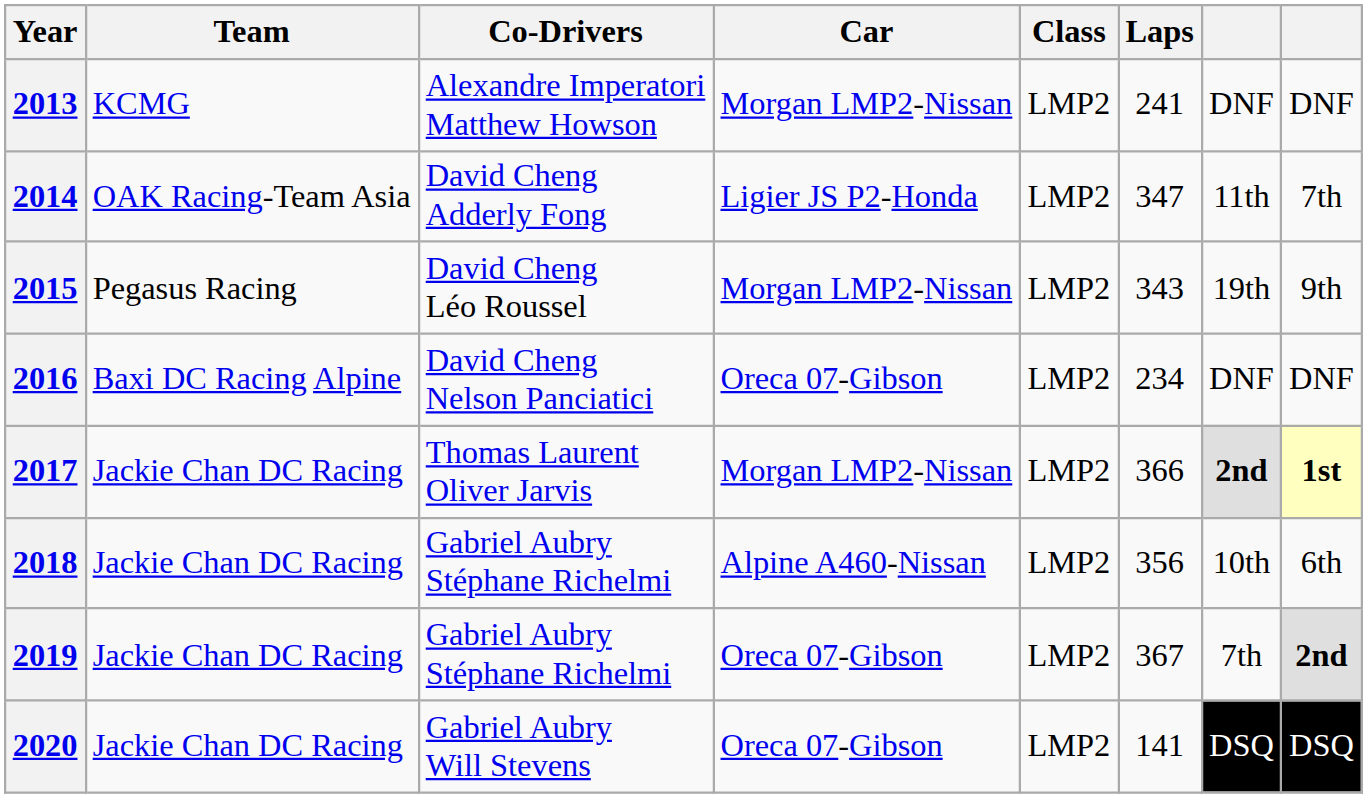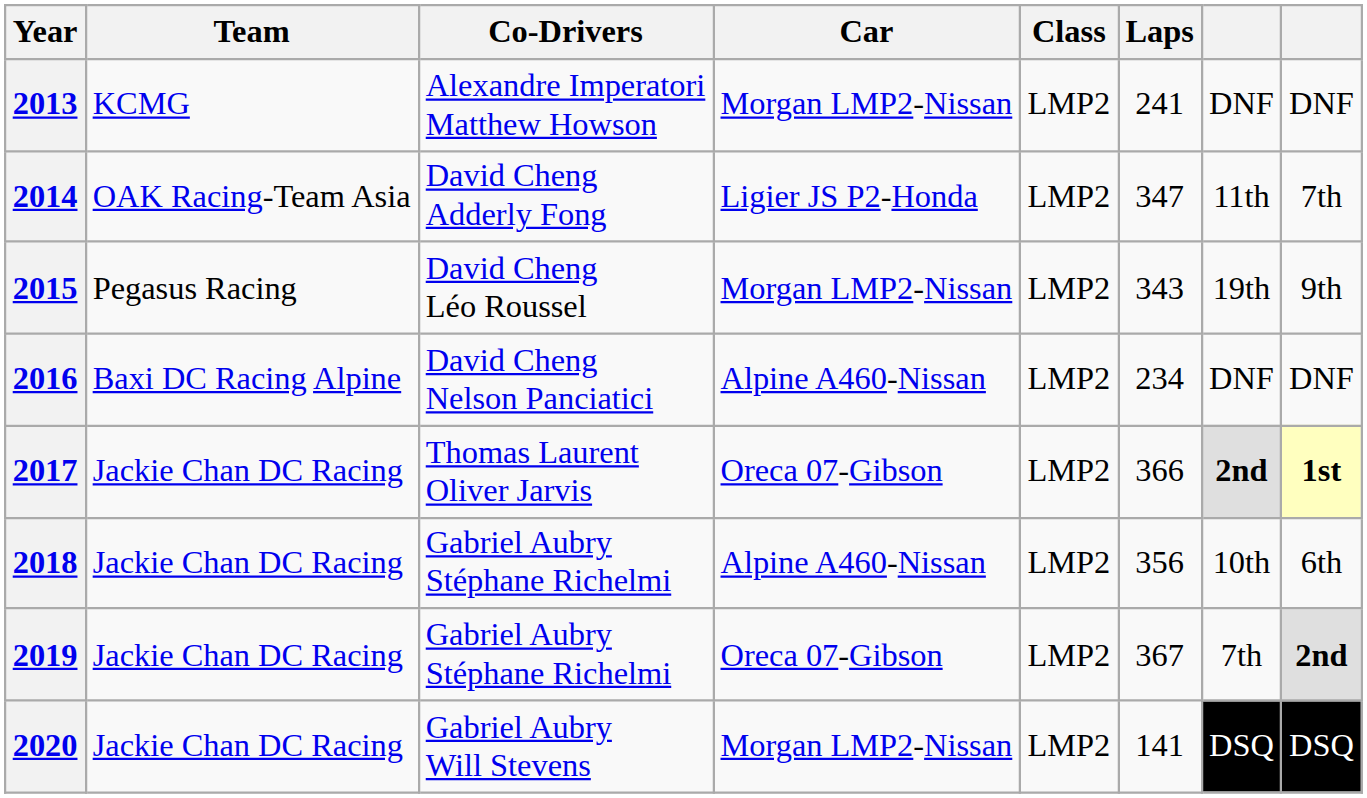(832, 379) Oreca 07-Gibson -> (853, 379) Alpine A460-Nissan
(866, 470) Morgan LMP2-Nissan -> (832, 470) Oreca 07-Gibson
(832, 745) Oreca 07-Gibson -> (866, 745) Morgan LMP2-Nissan
